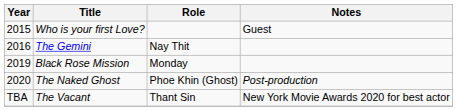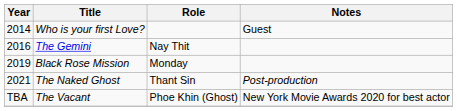(19, 30) 2015 -> (19, 30) 2014
(19, 81) 2020 -> (19, 81) 2021
(194, 81) Phoe Khin (Ghost) -> (173, 81) Thant Sin
(173, 98) Thant Sin -> (194, 98) Phoe Khin (Ghost)
